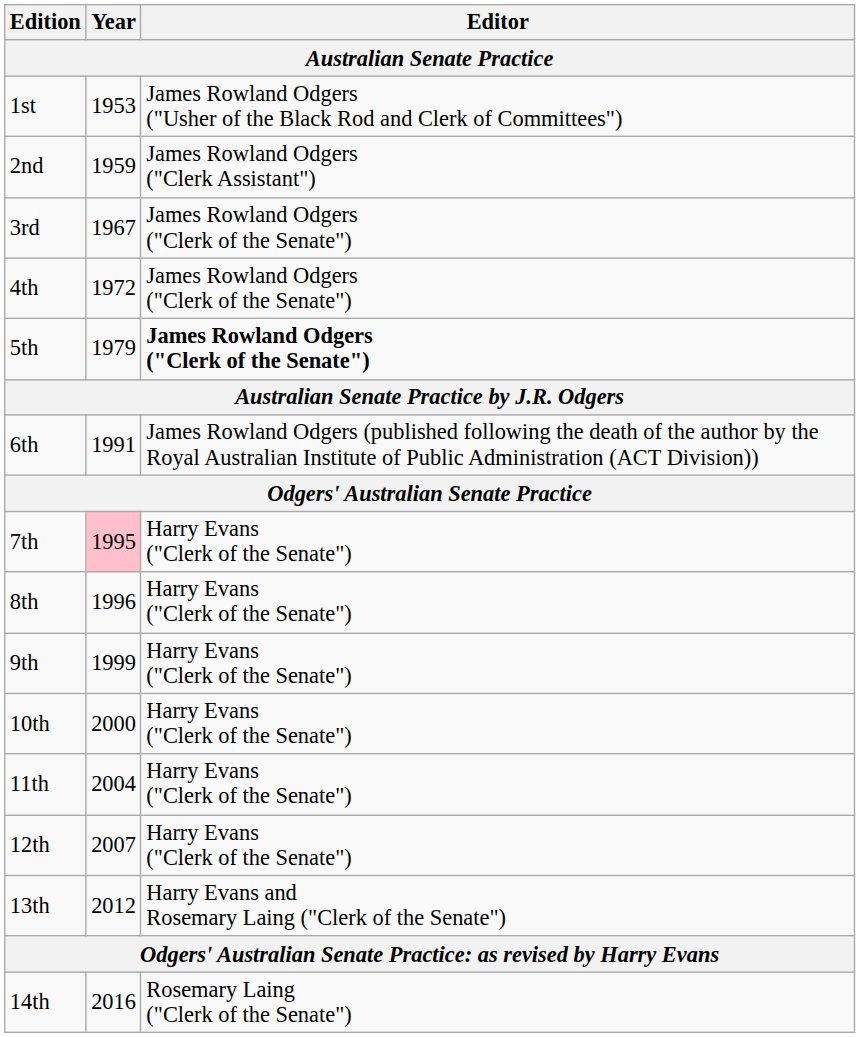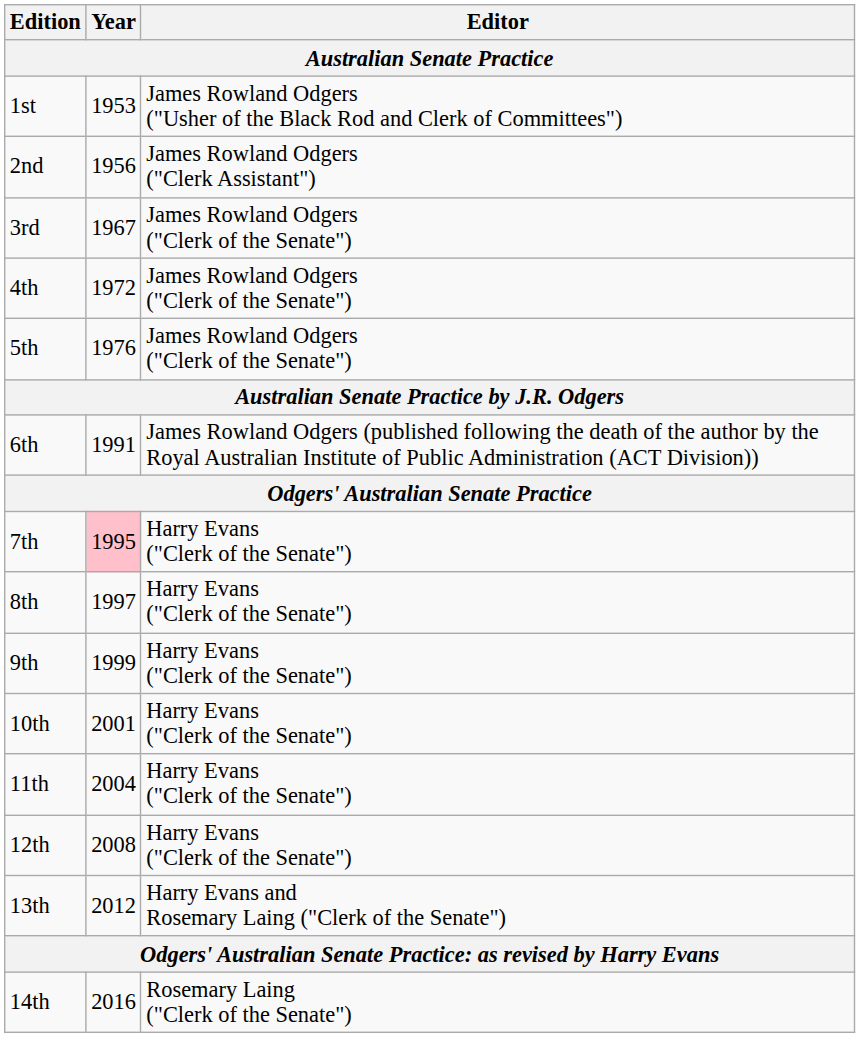(114, 166) 1959 -> (114, 166) 1956
(114, 348) 1979 -> (114, 348) 1976
(260, 348) bold -> (252, 348) normal
(114, 602) 1996 -> (114, 602) 1997
(114, 723) 2000 -> (114, 723) 2001
(114, 844) 2007 -> (114, 844) 2008
